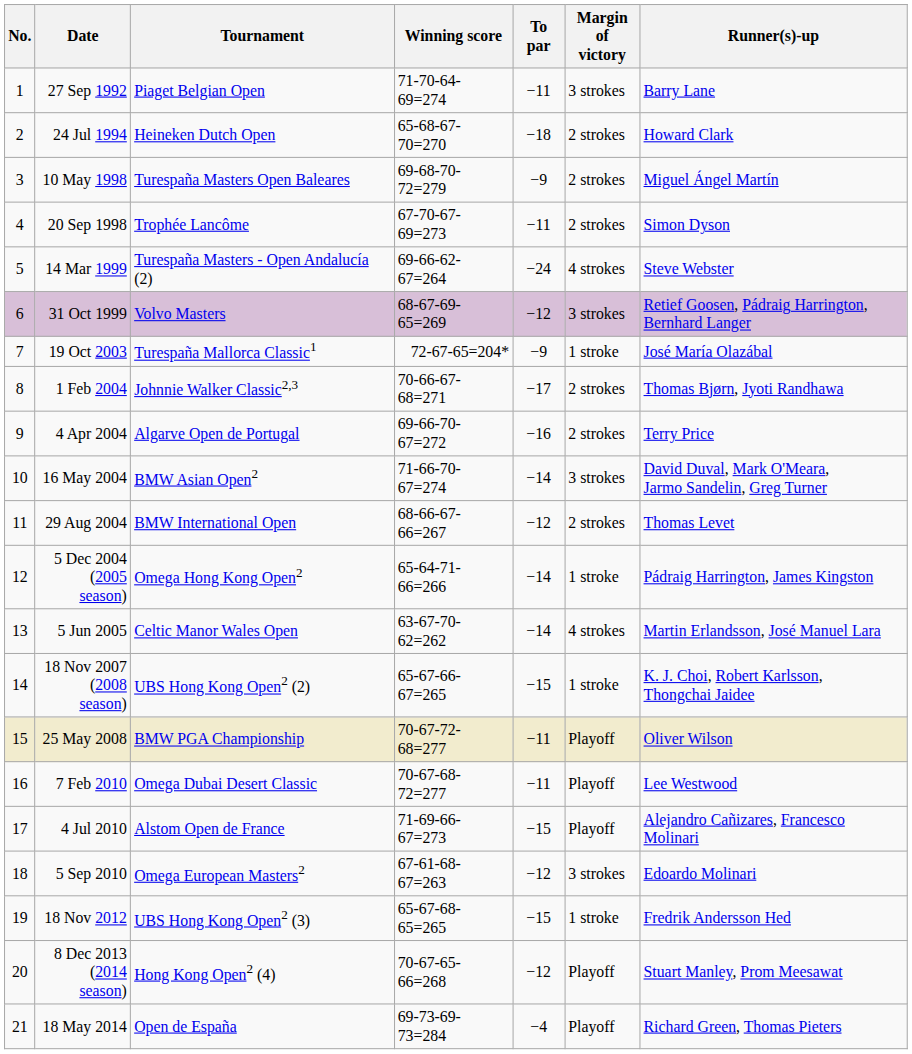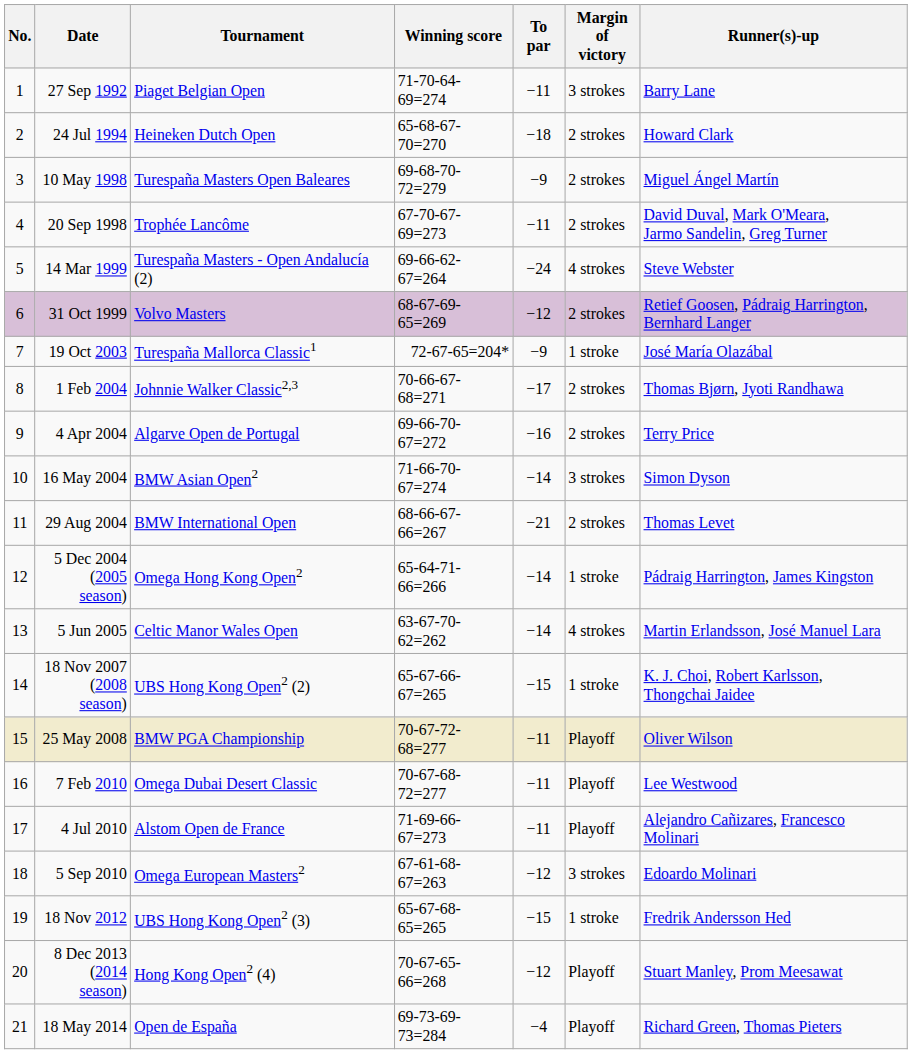(687, 224) Simon Dyson -> (736, 224) David Duval, Mark O'Meara, Jarmo Sandelin, Greg Turner
(597, 314) 3 strokes -> (597, 314) 2 strokes
(736, 478) David Duval, Mark O'Meara, Jarmo Sandelin, Greg Turner -> (687, 478) Simon Dyson
(539, 522) −12 -> (539, 522) −21
(539, 829) −15 -> (539, 829) −11
